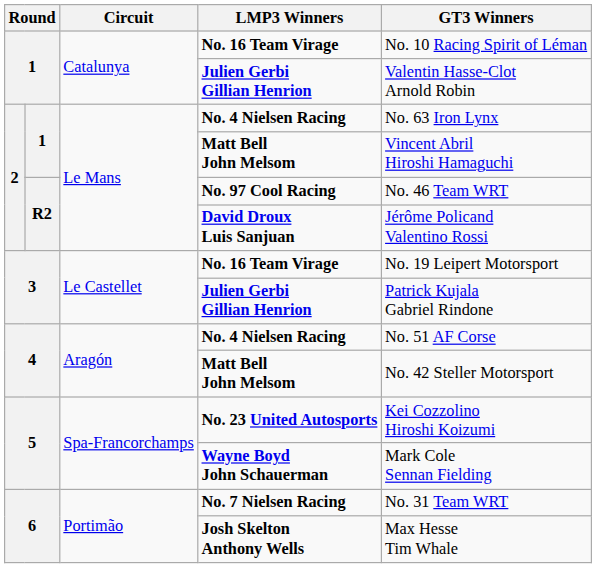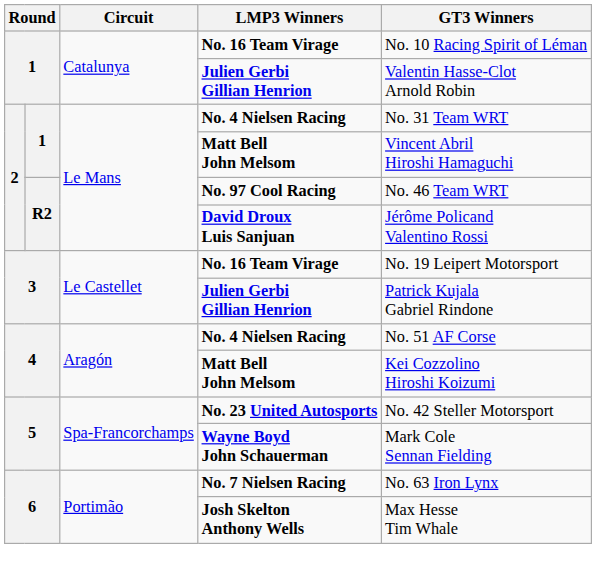(442, 117) No. 63 Iron Lynx -> (447, 117) No. 31 Team WRT
(469, 373) No. 42 Steller Motorsport -> (440, 373) Kei Cozzolino Hiroshi Koizumi
(440, 419) Kei Cozzolino Hiroshi Koizumi -> (469, 409) No. 42 Steller Motorsport
(447, 501) No. 31 Team WRT -> (442, 482) No. 63 Iron Lynx
